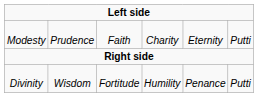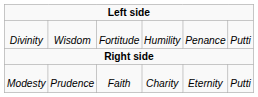rows swapped: (26, 40) <-> (26, 84)
